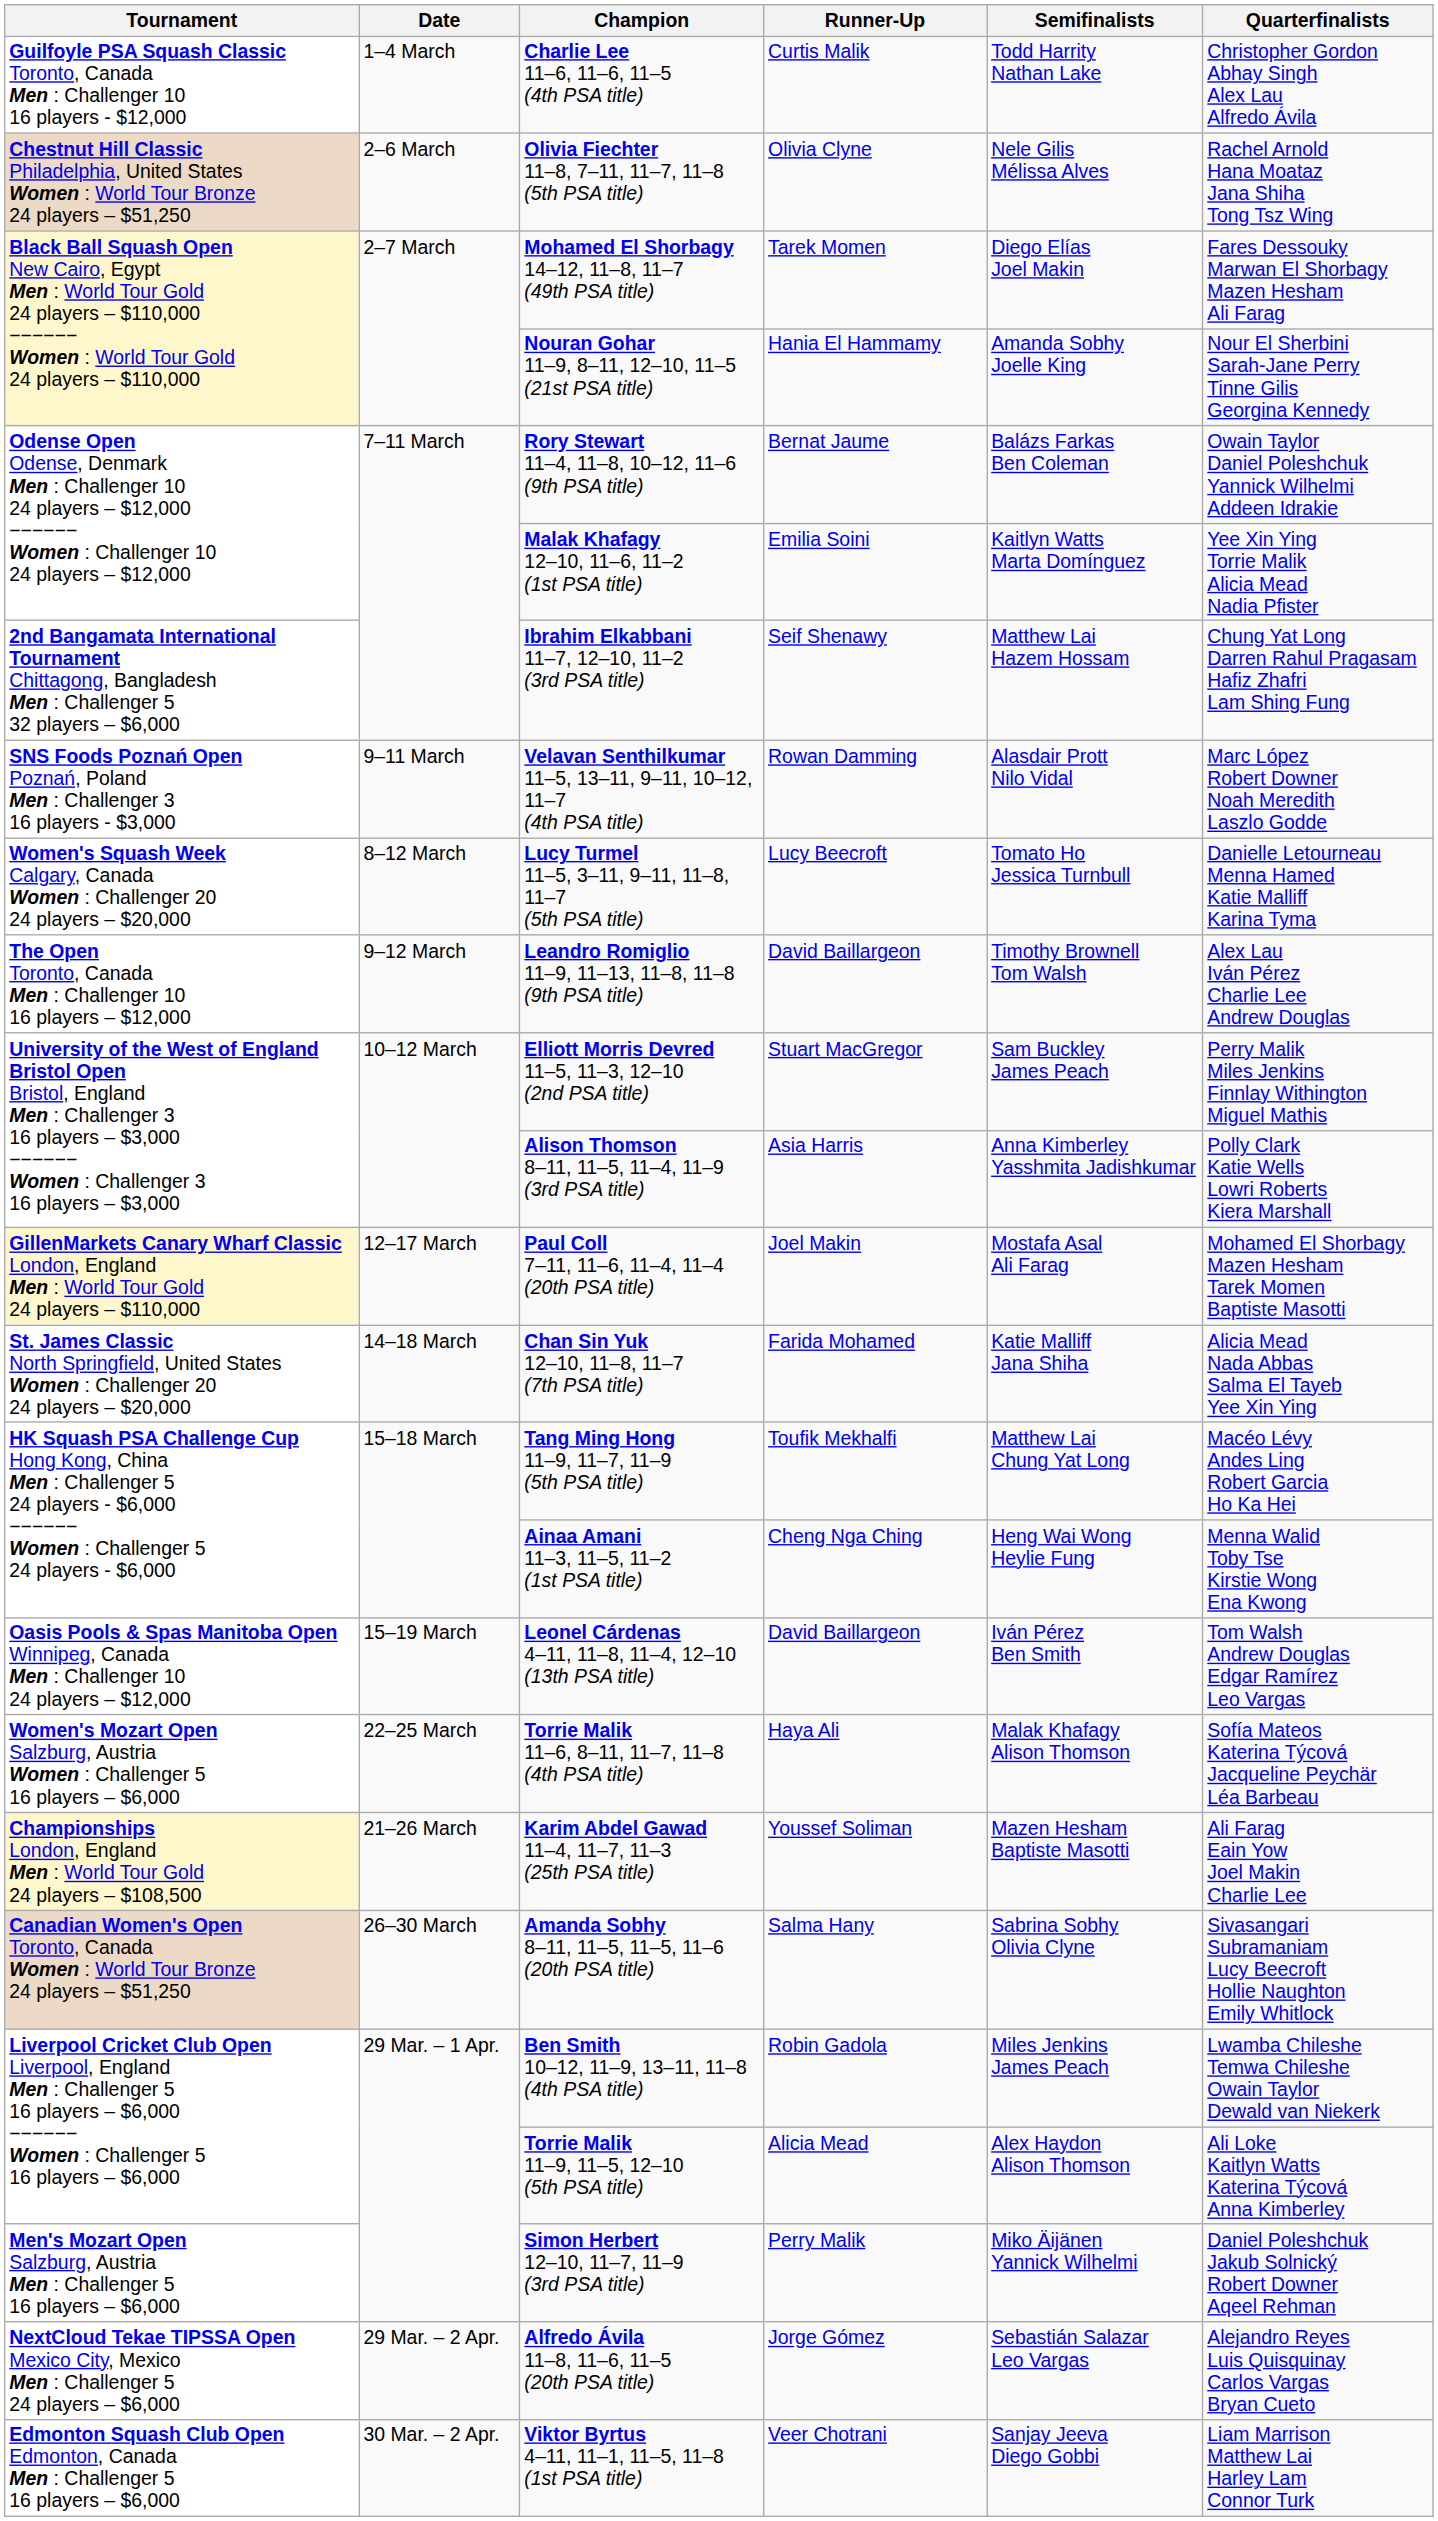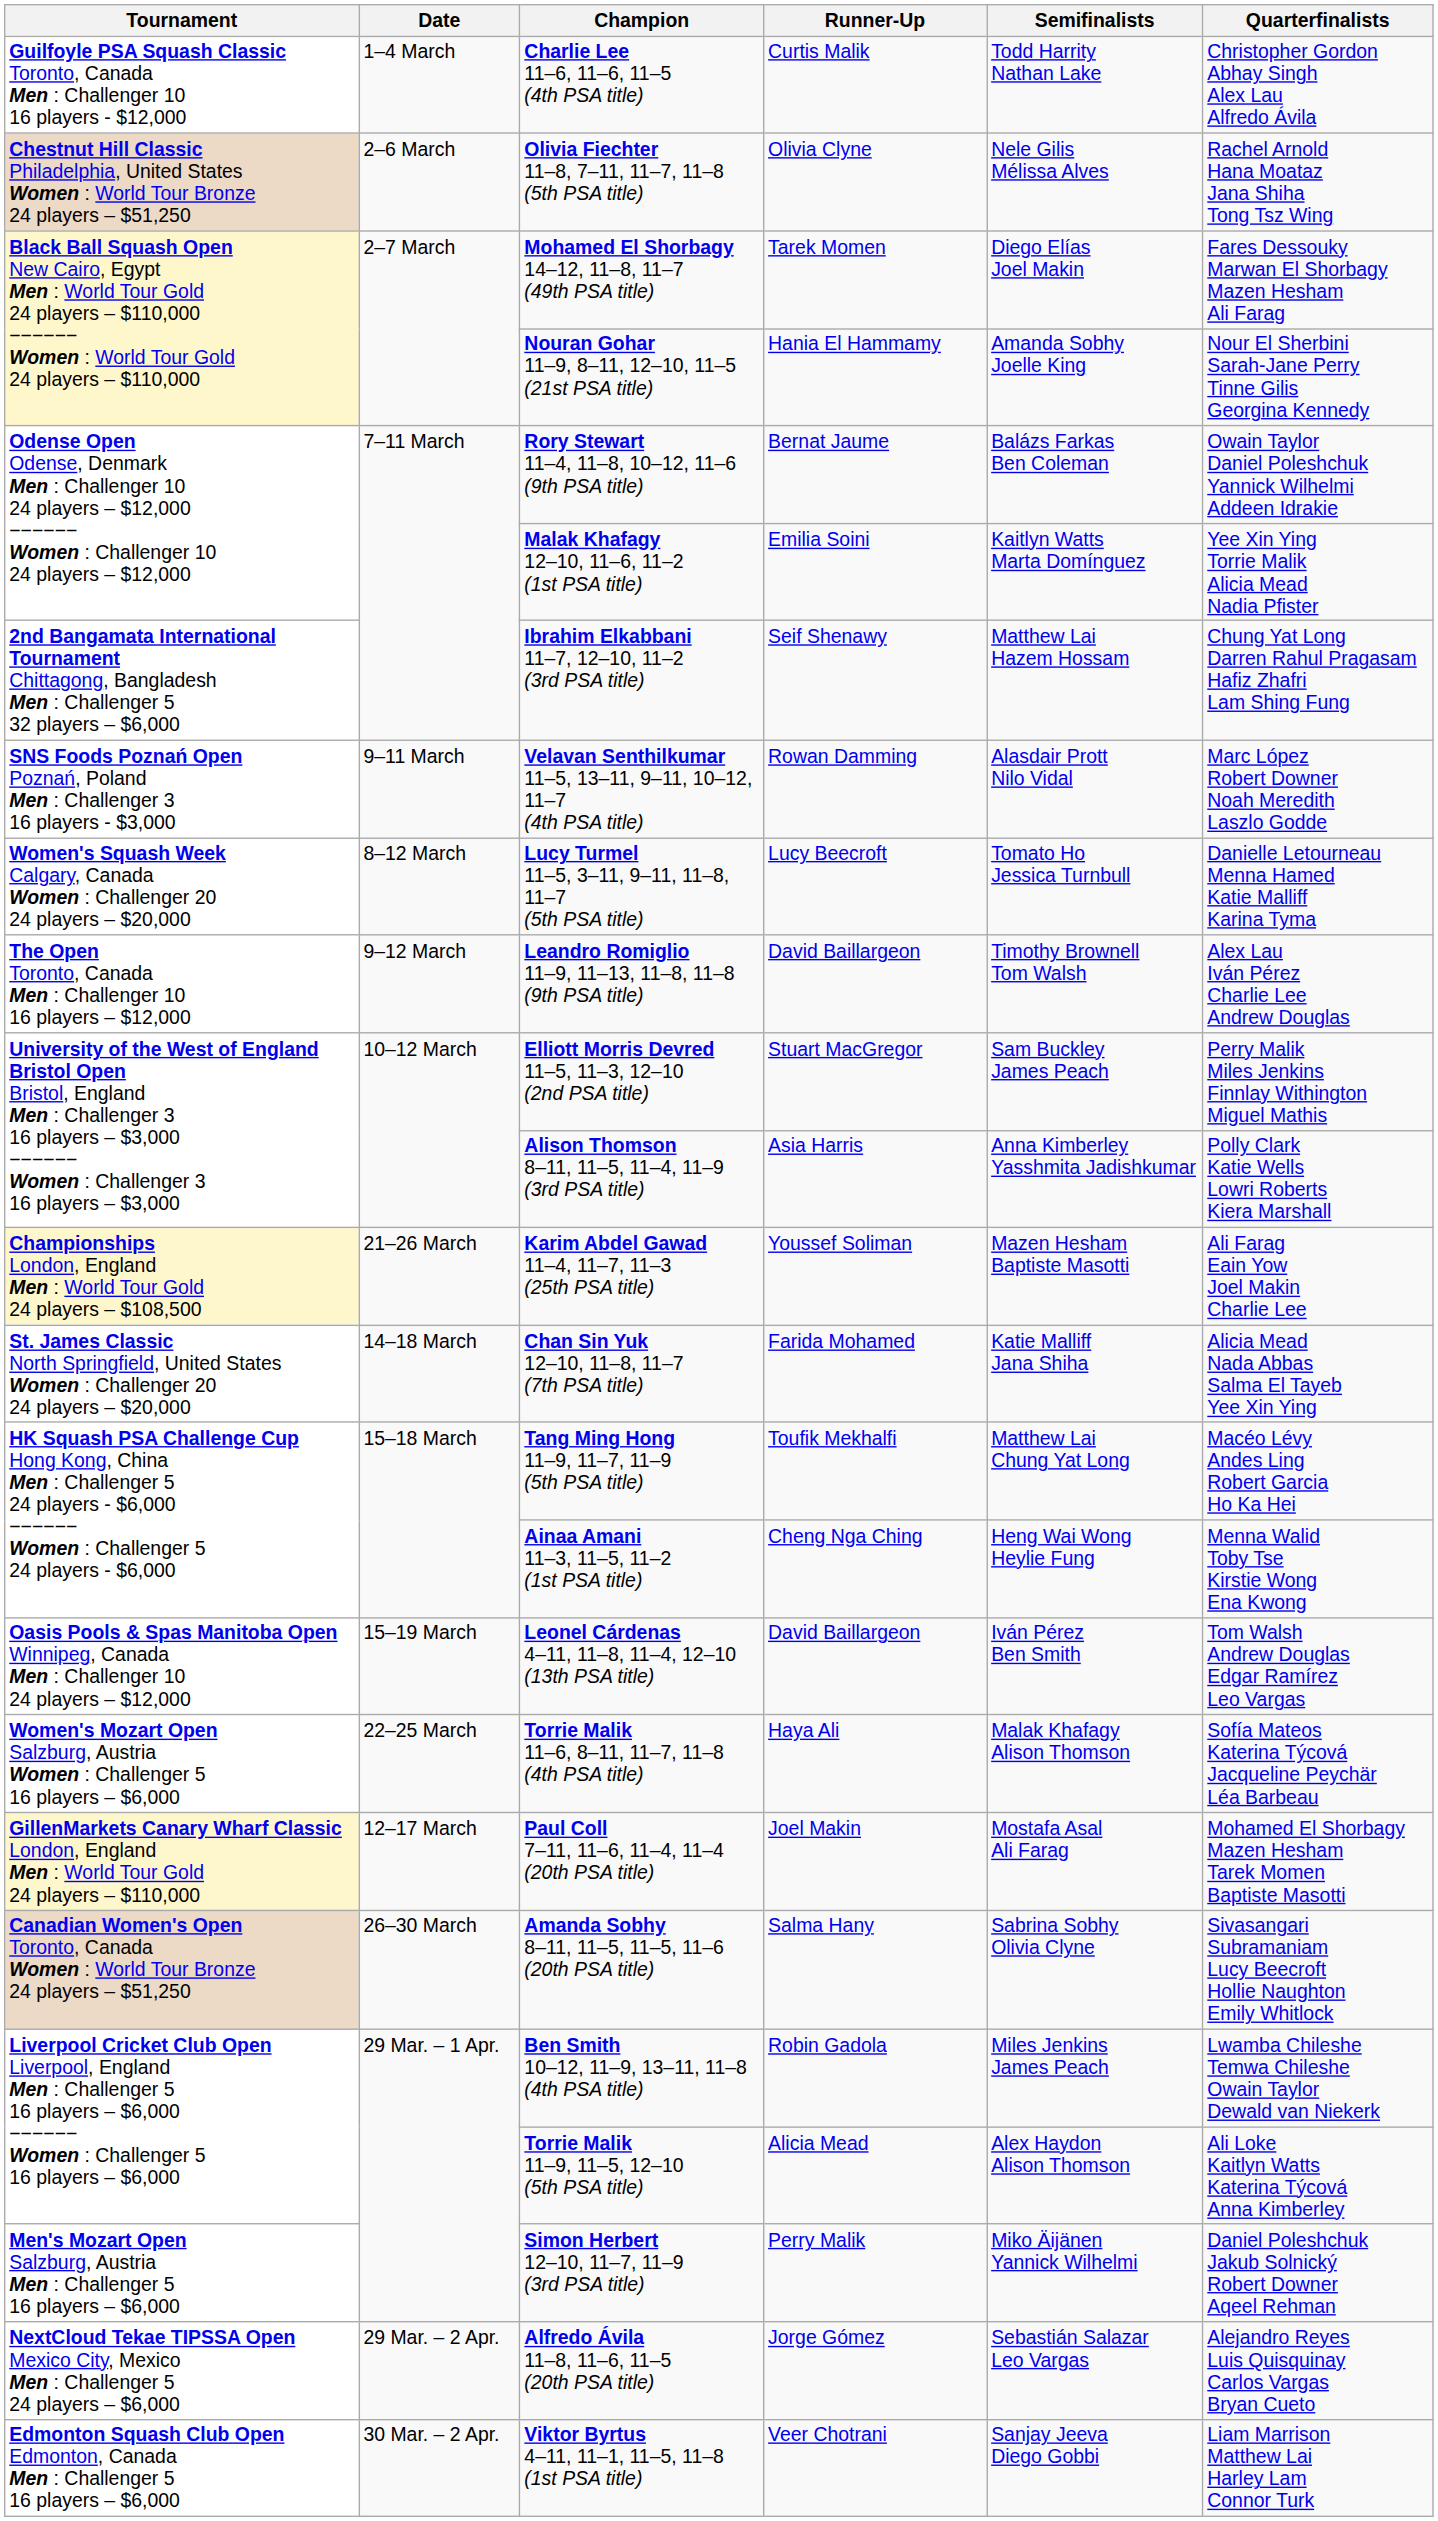rows swapped: (624, 1265) <-> (616, 1850)
